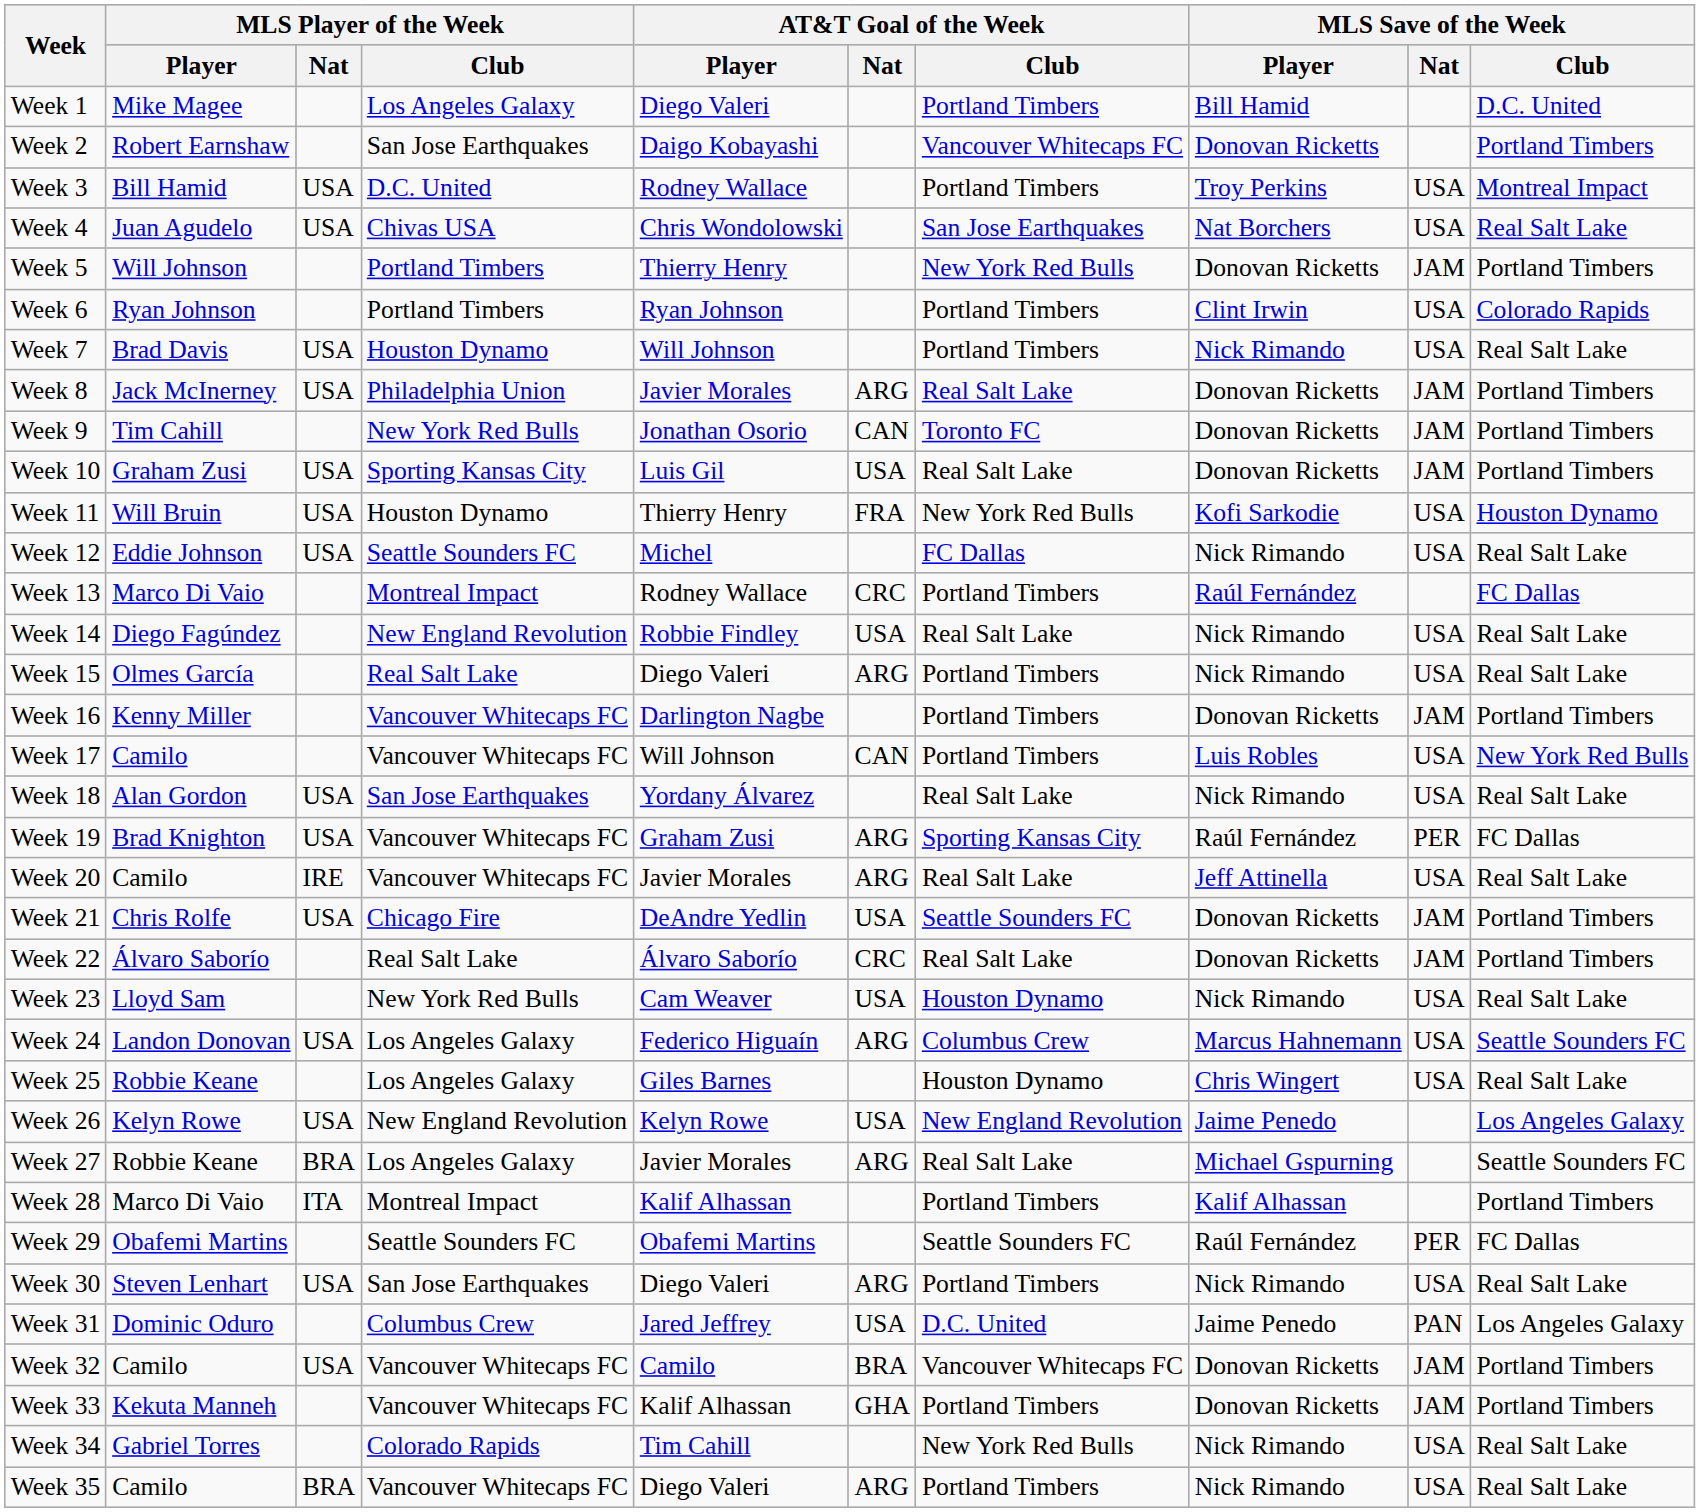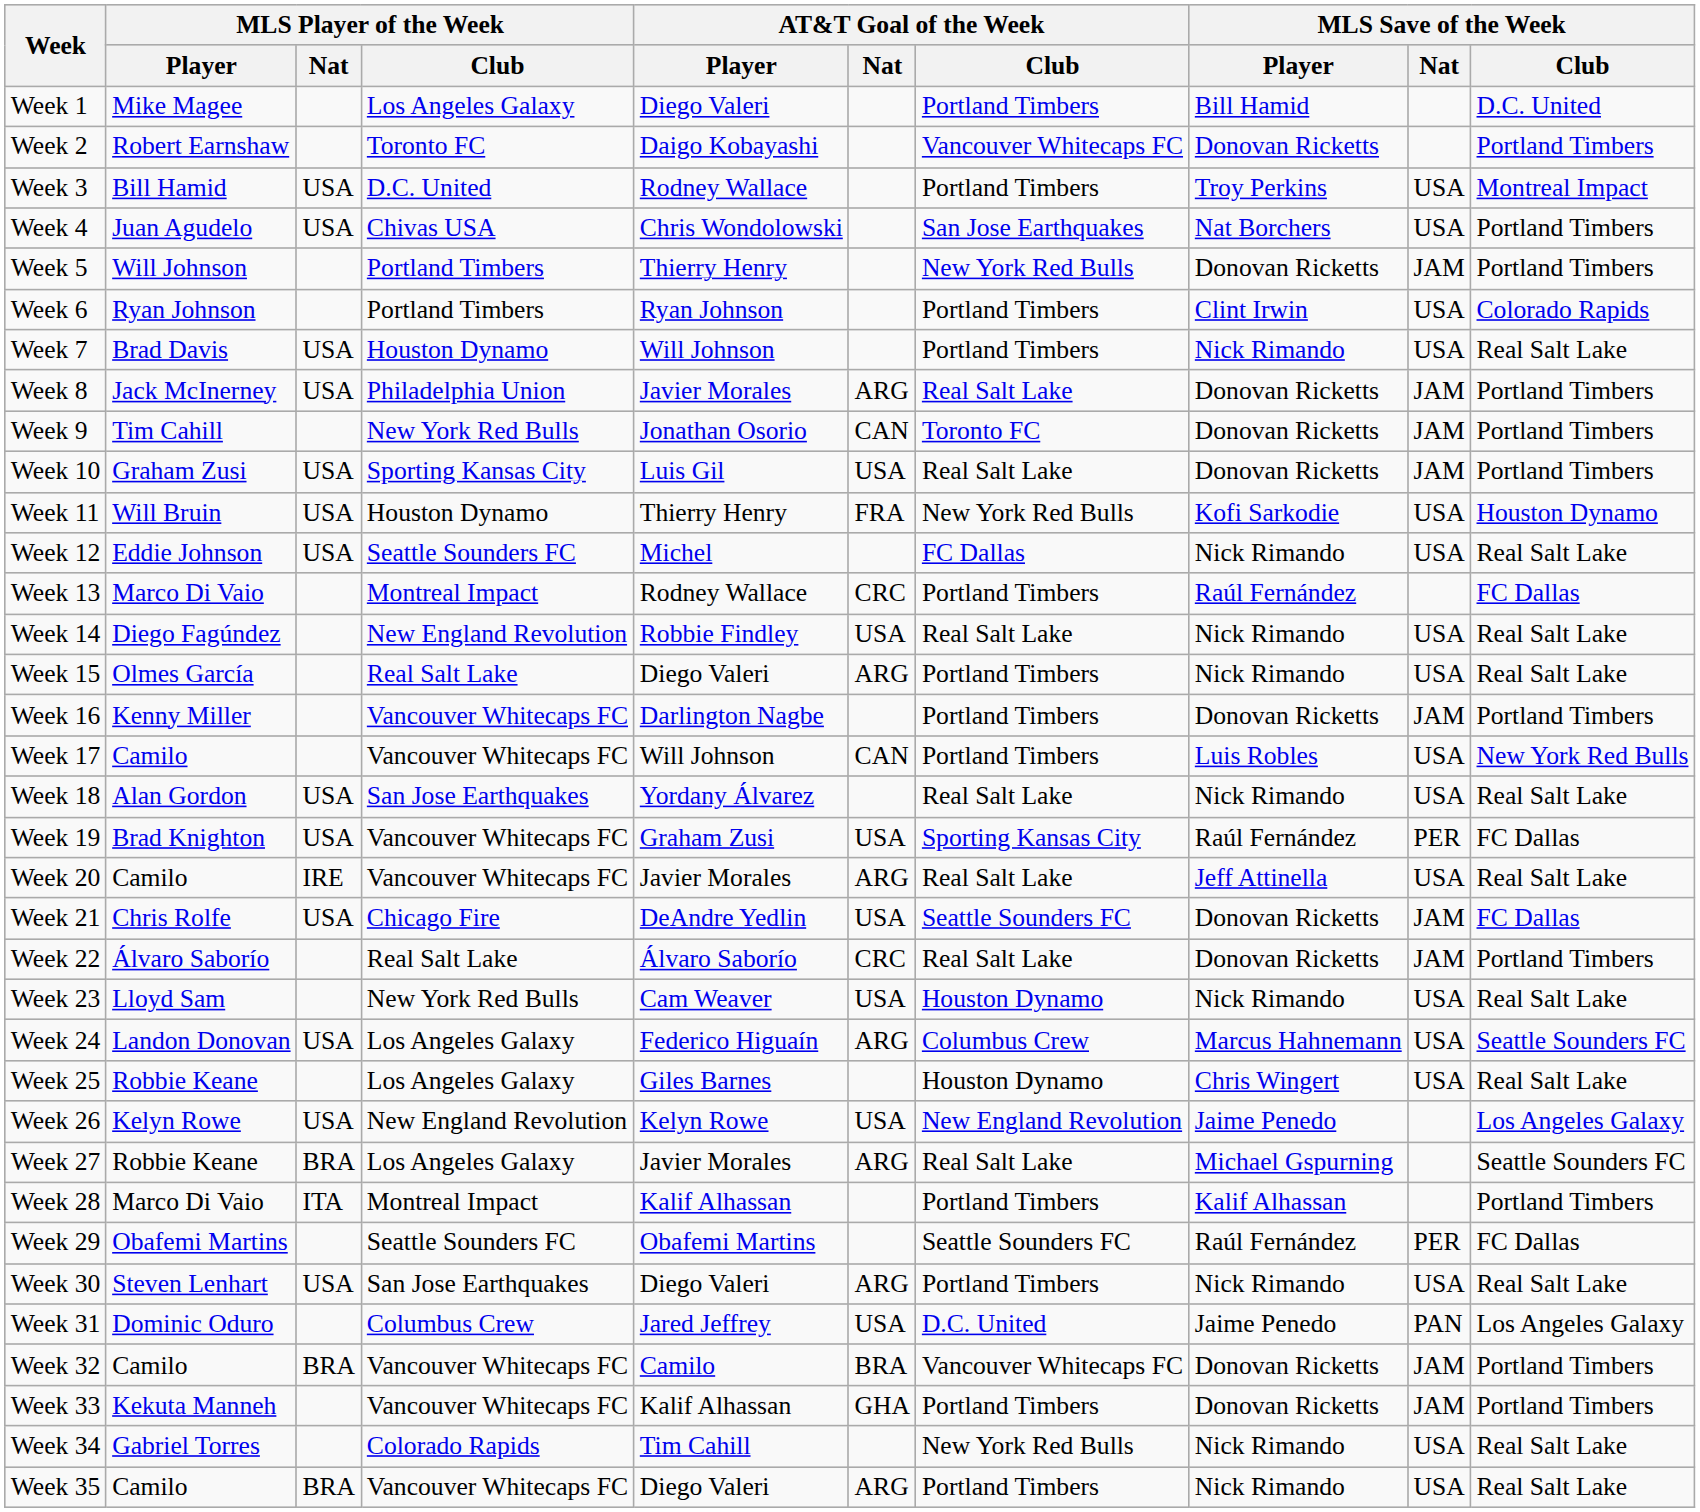(478, 146) San Jose Earthquakes -> (426, 146) Toronto FC
(1552, 227) Real Salt Lake -> (1565, 227) Portland Timbers
(882, 836) ARG -> (880, 836) USA
(1565, 918) Portland Timbers -> (1528, 918) FC Dallas
(328, 1364) USA -> (329, 1364) BRA
